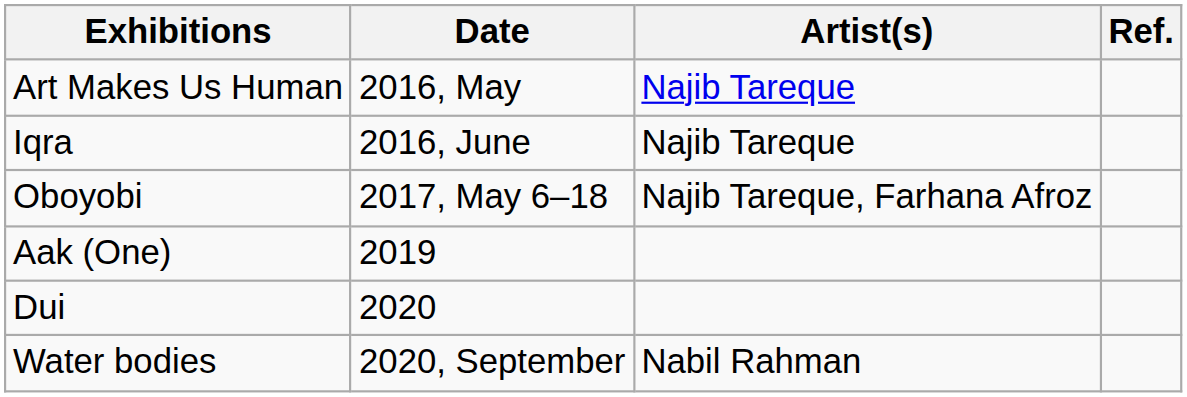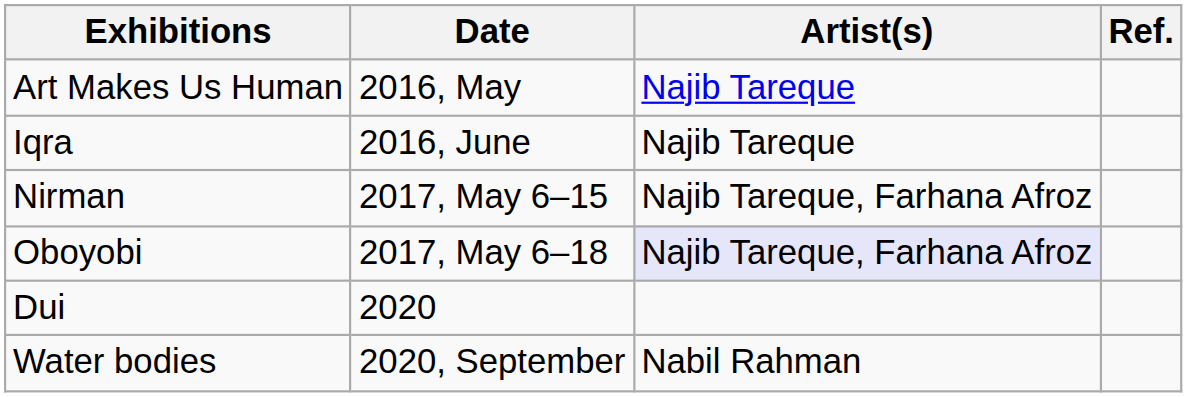+ row: (69, 197)
(867, 197) no background -> (867, 252) lavender background
- row: (92, 252)
